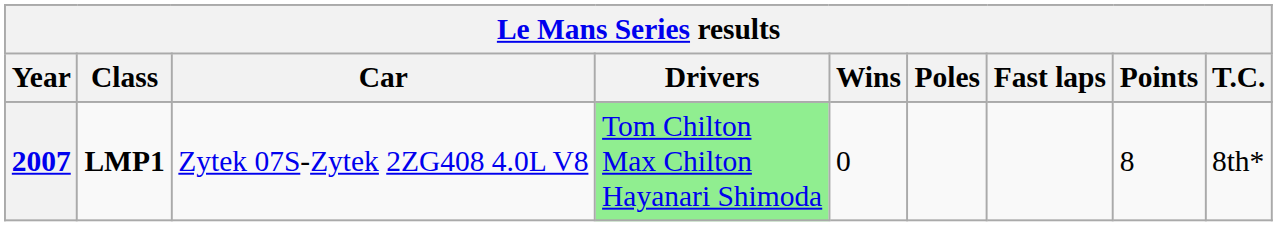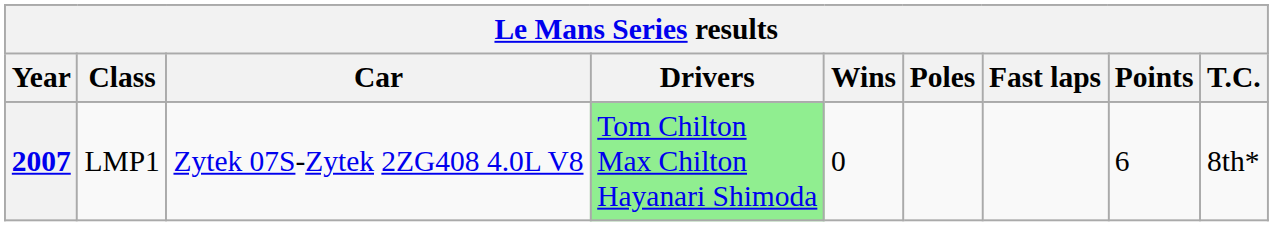(125, 161) bold -> (122, 161) normal
(1127, 161) 8 -> (1122, 161) 6
